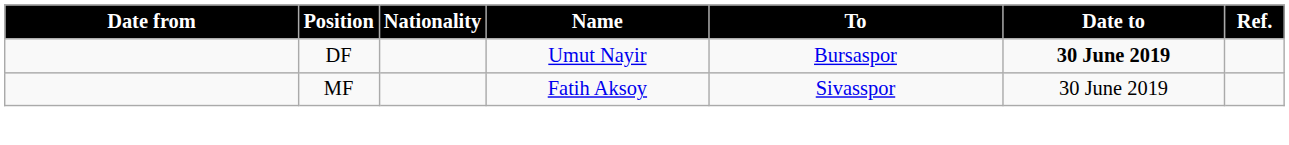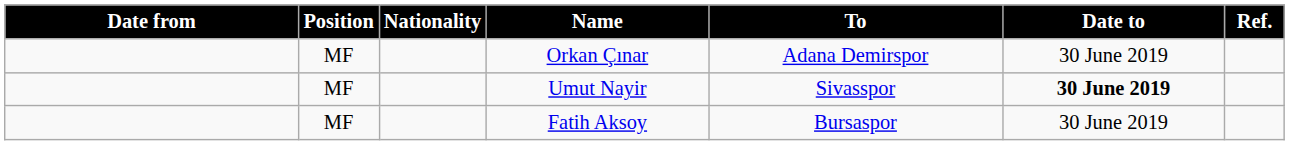+ row: (597, 55)
(339, 55) DF -> (339, 89) MF
(855, 55) Bursaspor -> (855, 89) Sivasspor
(855, 89) Sivasspor -> (855, 122) Bursaspor
